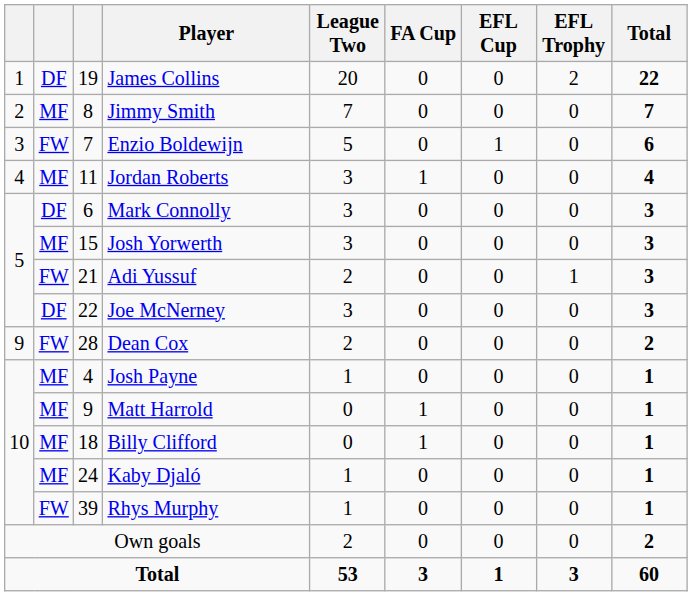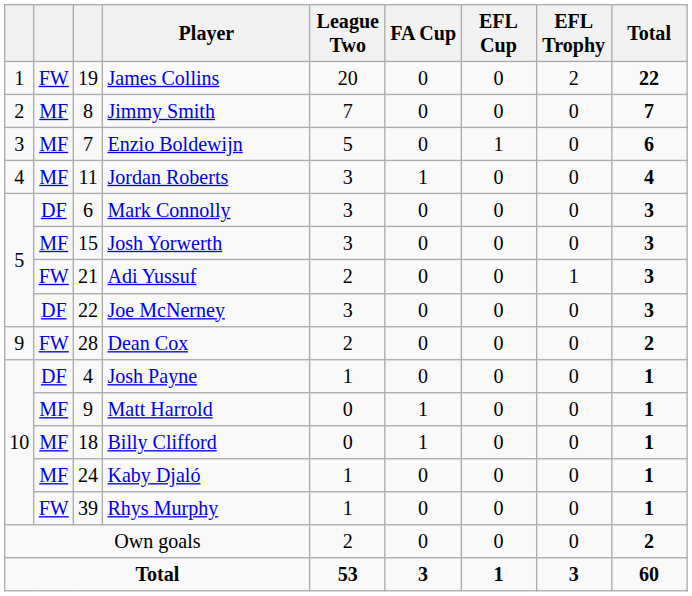(54, 78) DF -> (54, 78) FW
(54, 144) FW -> (54, 144) MF
(54, 375) MF -> (54, 375) DF
